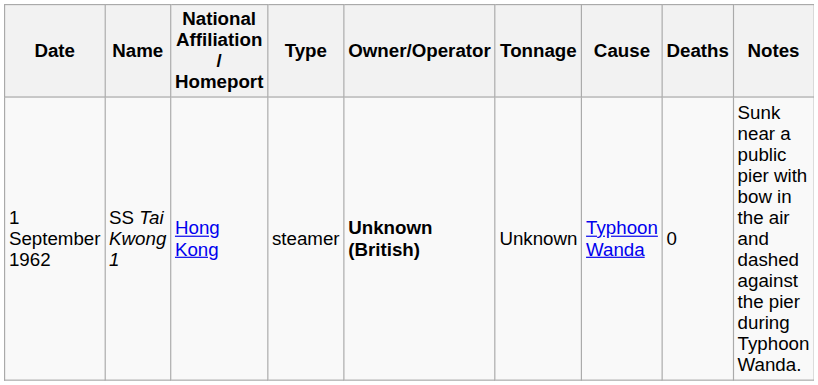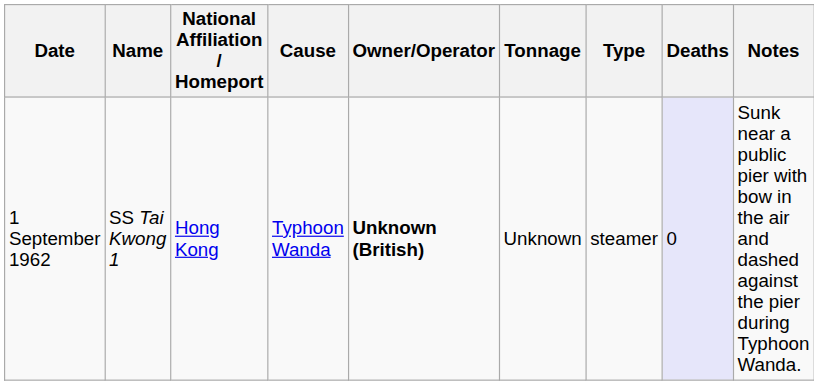columns swapped: (306, 50) <-> (622, 50)
(672, 238) no background -> (672, 238) lavender background
